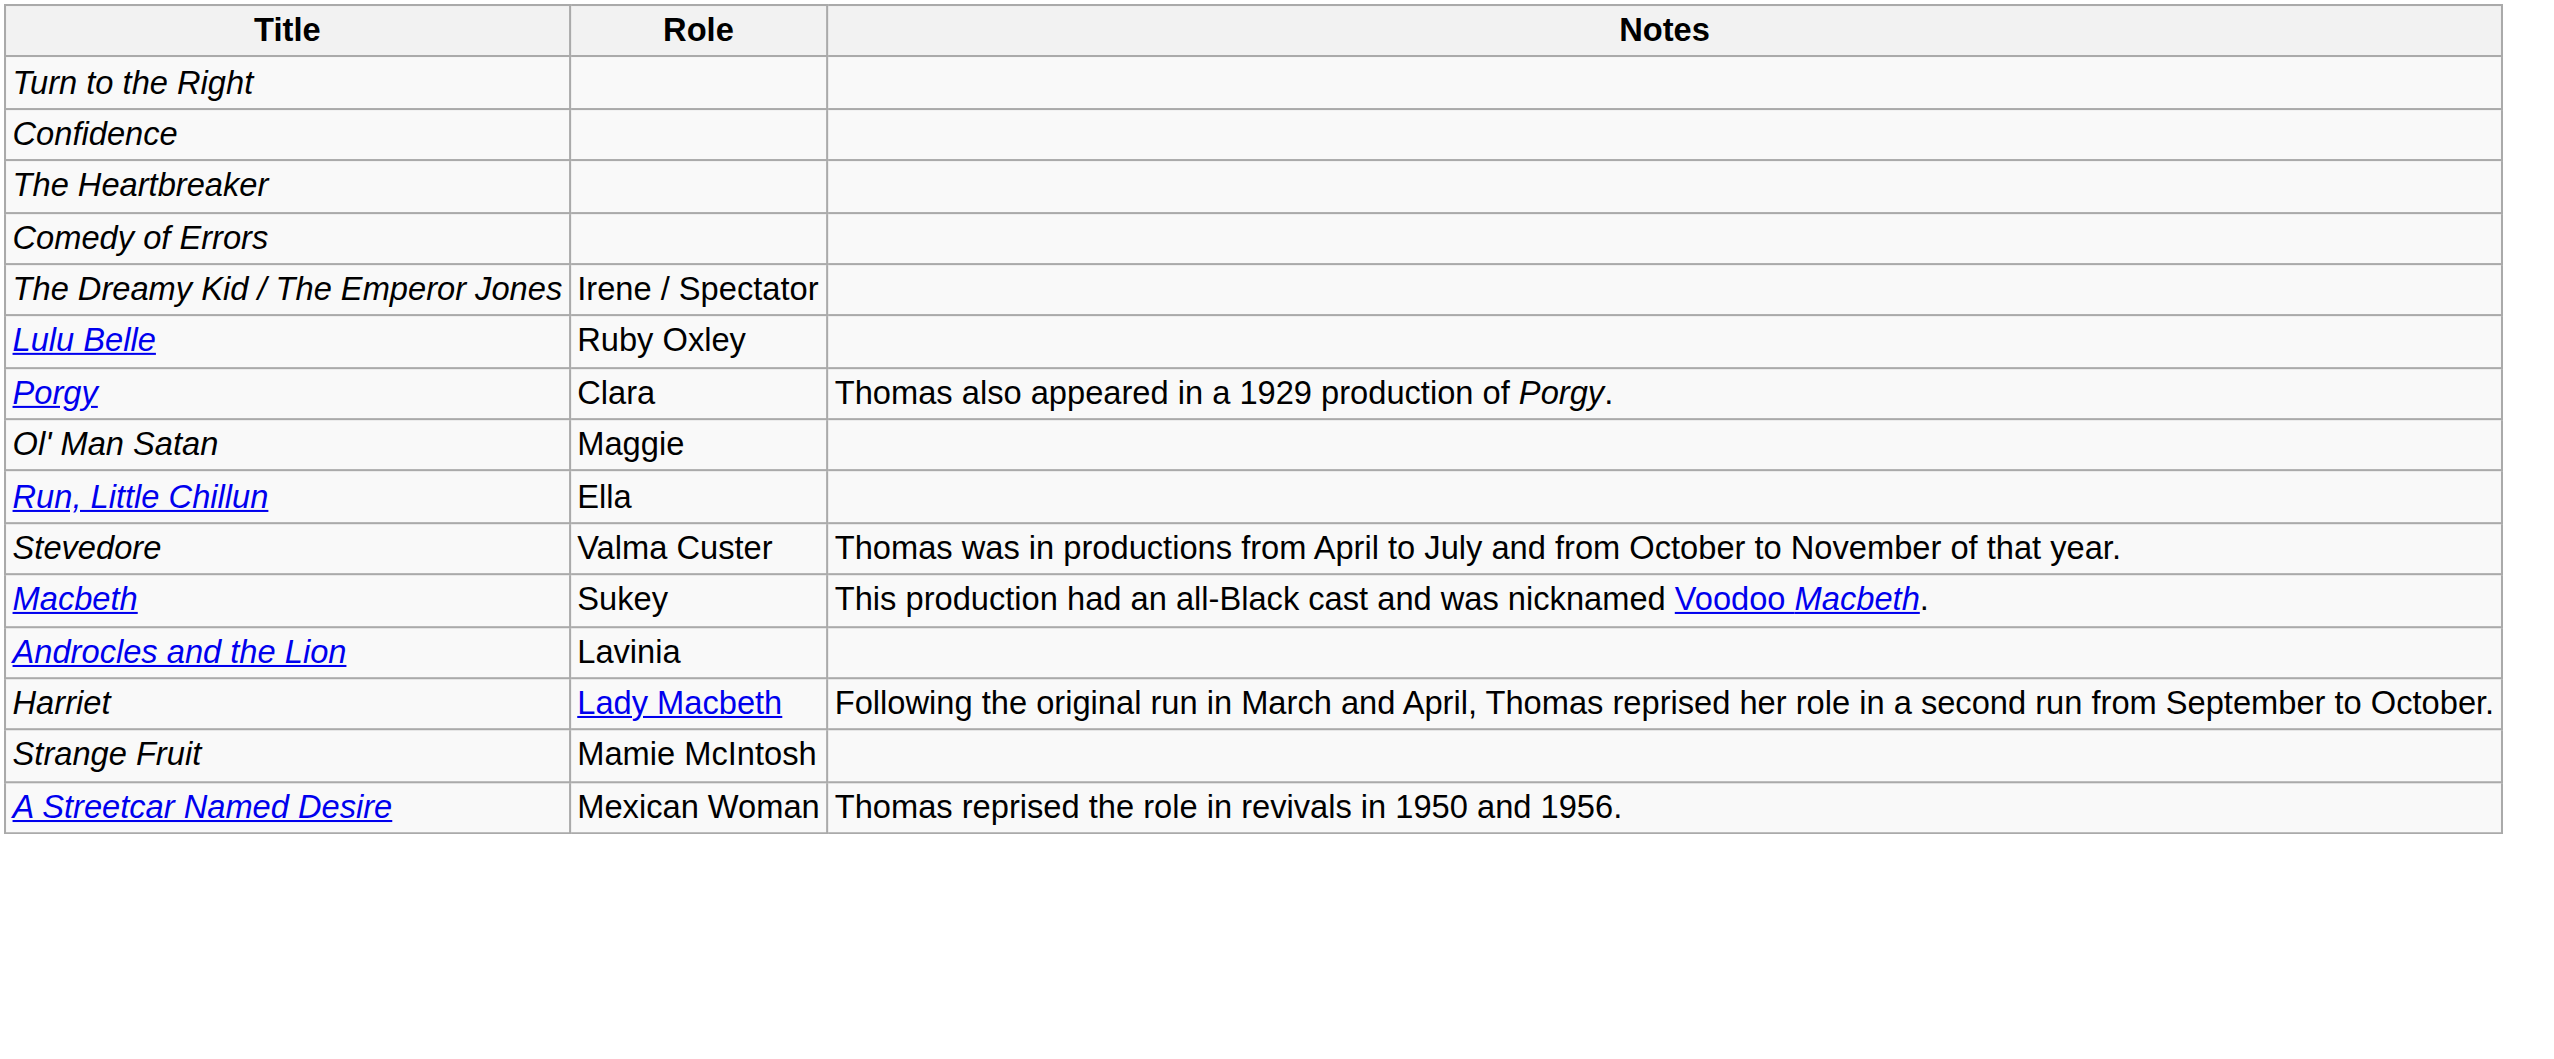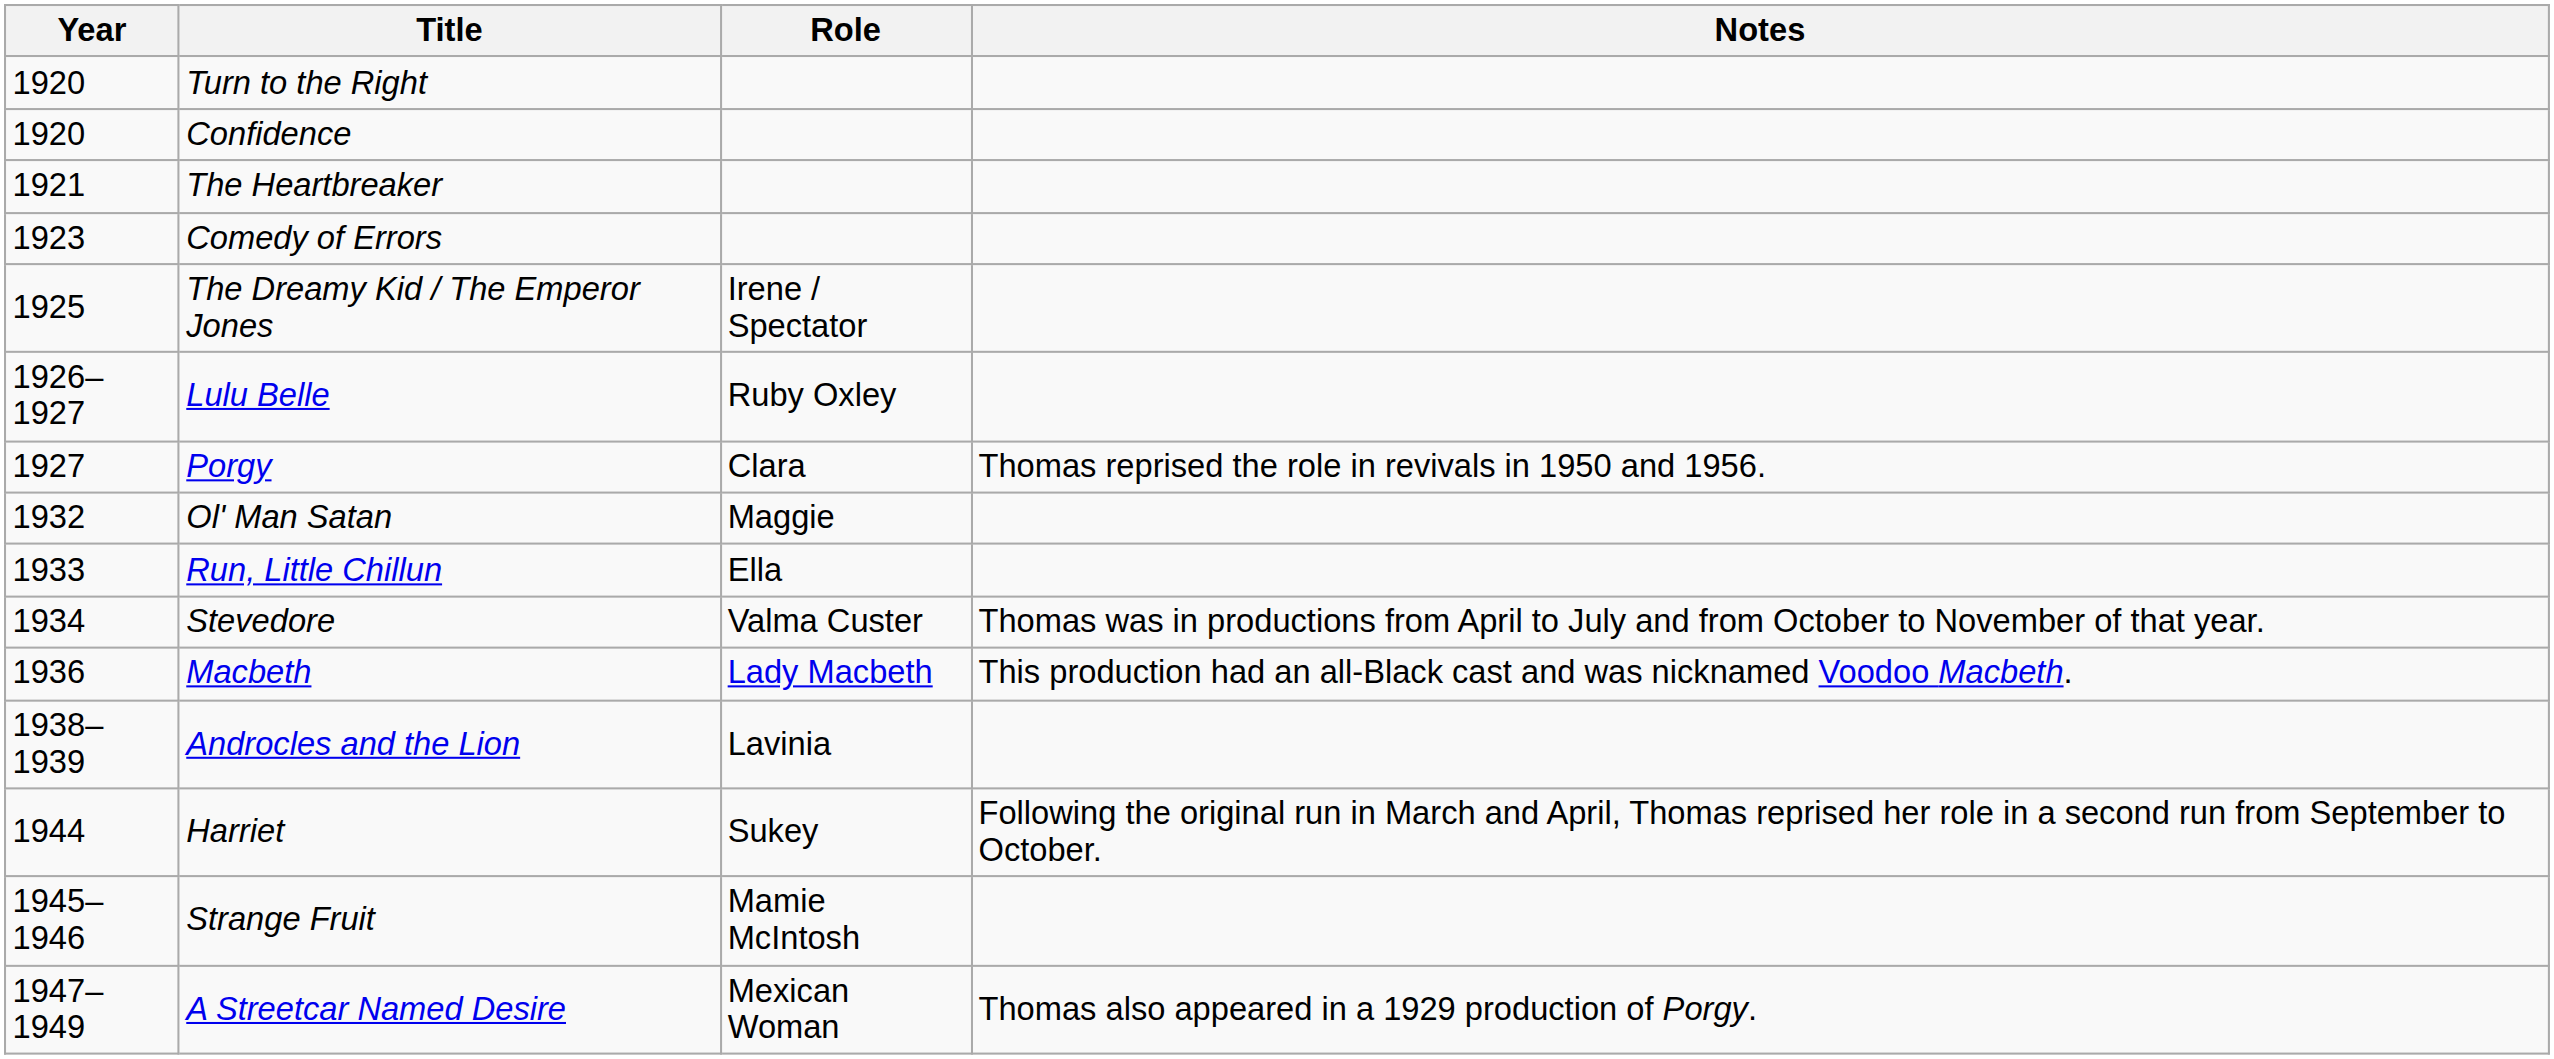+ column: (92, 30)
(1224, 392) Thomas also appeared in a 1929 production of Porgy. -> (1372, 466) Thomas reprised the role in revivals in 1950 and 1956.
(623, 599) Sukey -> (830, 673) Lady Macbeth
(680, 703) Lady Macbeth -> (773, 831) Sukey
(1228, 806) Thomas reprised the role in revivals in 1950 and 1956. -> (1368, 1008) Thomas also appeared in a 1929 production of Porgy.
